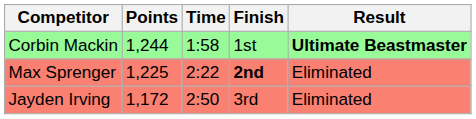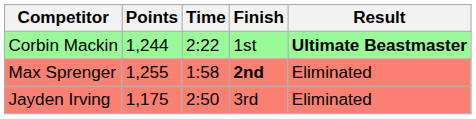(203, 45) 1:58 -> (203, 45) 2:22
(147, 72) 1,225 -> (147, 72) 1,255
(203, 72) 2:22 -> (203, 72) 1:58
(147, 99) 1,172 -> (147, 99) 1,175
